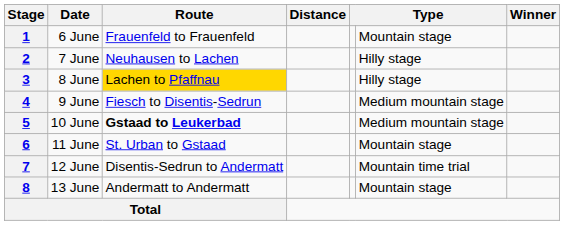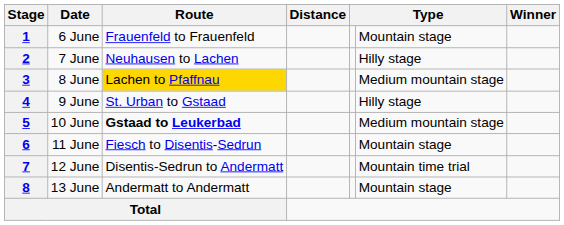(390, 79) Hilly stage -> (431, 79) Medium mountain stage
(183, 101) Fiesch to Disentis-Sedrun -> (166, 101) St. Urban to Gstaad
(431, 101) Medium mountain stage -> (390, 101) Hilly stage
(166, 144) St. Urban to Gstaad -> (183, 144) Fiesch to Disentis-Sedrun
